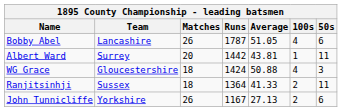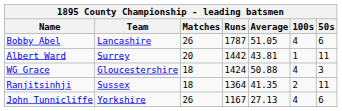(264, 85) 41.33 -> (264, 85) 41.35
(295, 99) 2 -> (295, 99) 4
